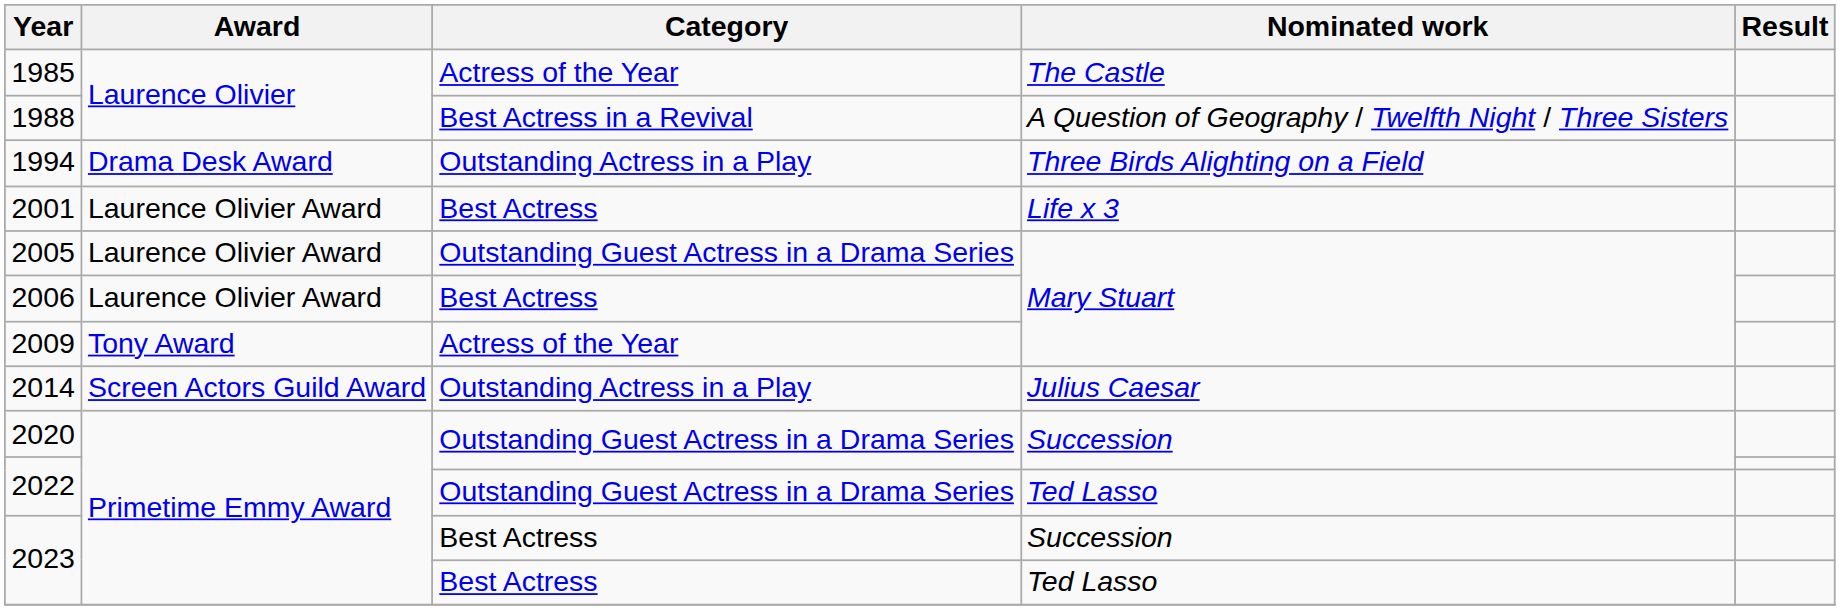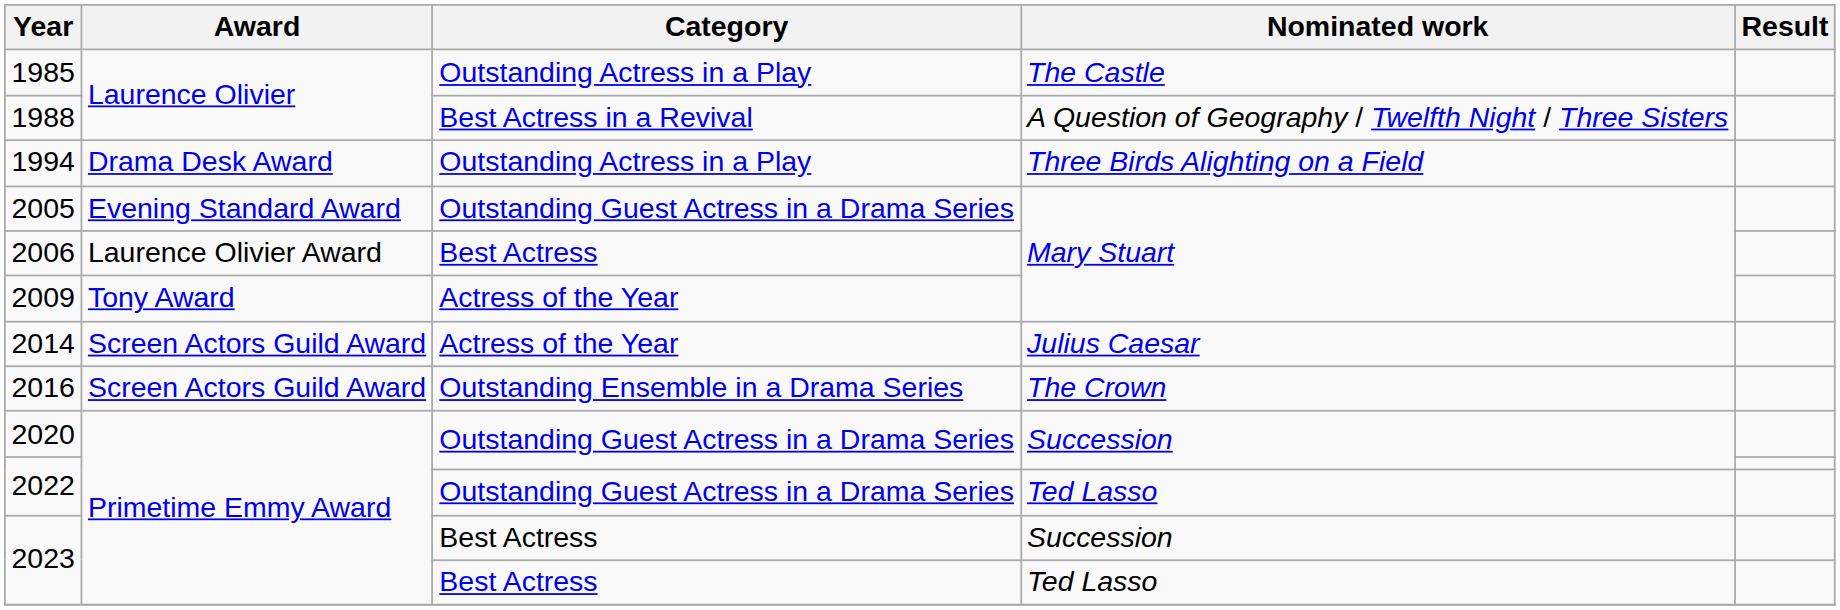(559, 72) Actress of the Year -> (625, 72) Outstanding Actress in a Play
- row: (43, 207)
(235, 252) Laurence Olivier Award -> (244, 207) Evening Standard Award
(625, 388) Outstanding Actress in a Play -> (559, 343) Actress of the Year
+ row: (43, 388)
